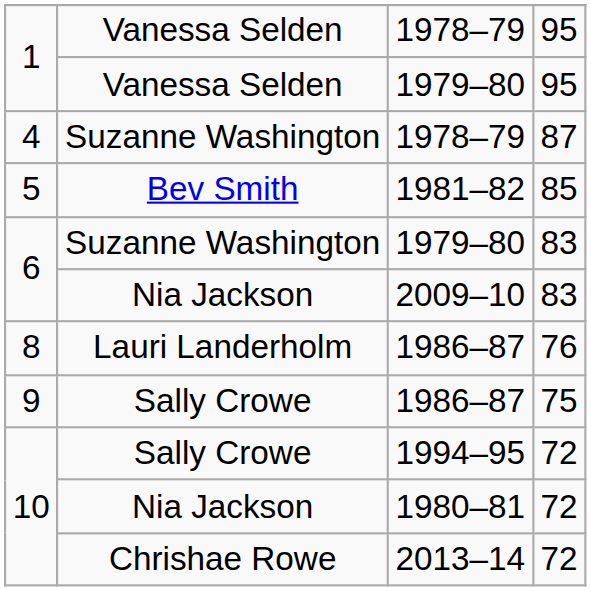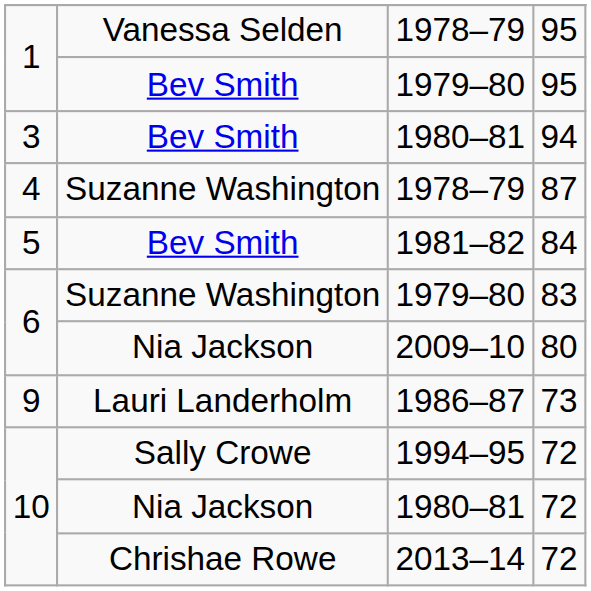(223, 83) Vanessa Selden -> (223, 83) Bev Smith
+ row: (31, 136)
(559, 189) 85 -> (559, 242) 84
(559, 294) 83 -> (559, 347) 80
- row: (31, 347)
(223, 400) Sally Crowe -> (223, 400) Lauri Landerholm
(559, 400) 75 -> (559, 400) 73
